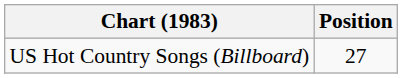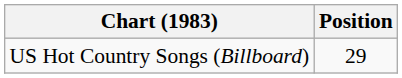(356, 55) 27 -> (356, 55) 29
